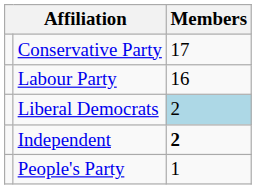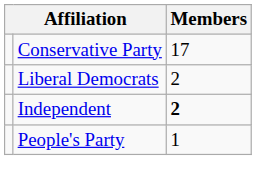- row: (67, 79)
(175, 109) lightblue background -> (175, 79) no background
